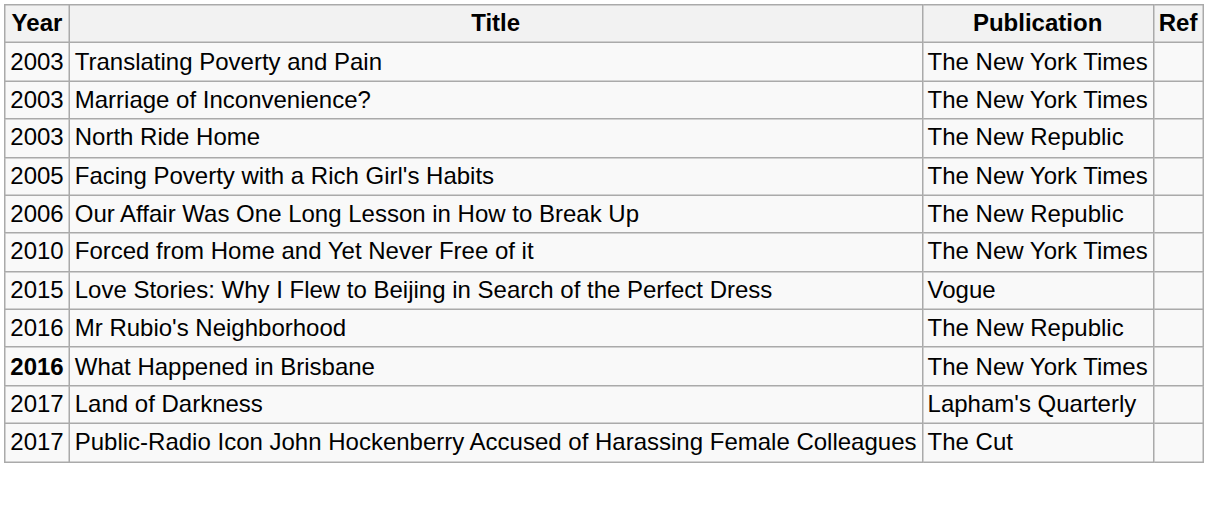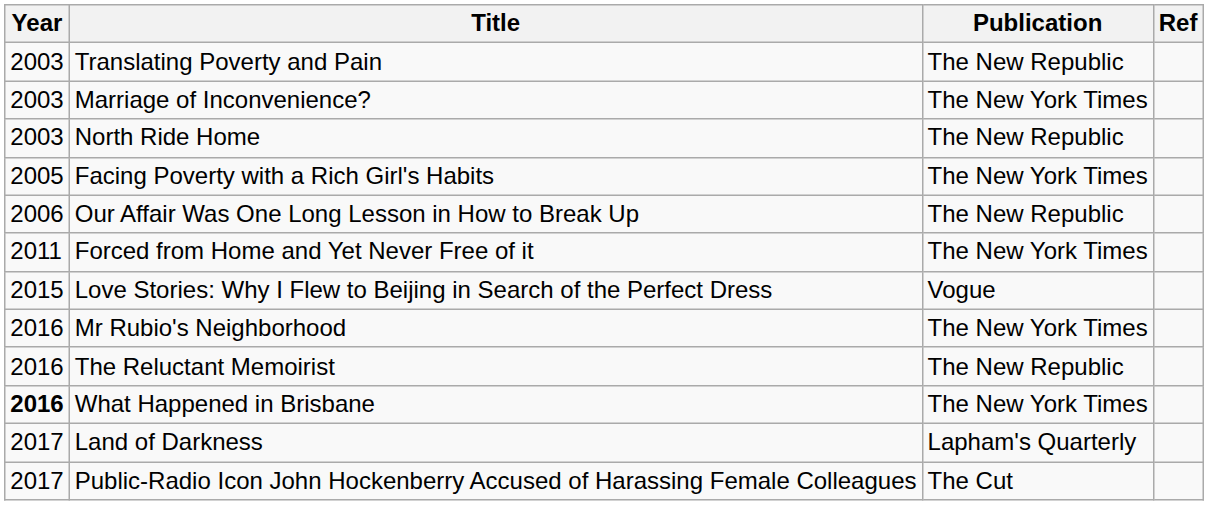(1038, 61) The New York Times -> (1026, 61) The New Republic
(37, 251) 2010 -> (36, 251) 2011
(1026, 328) The New Republic -> (1038, 328) The New York Times
+ row: (205, 366)
